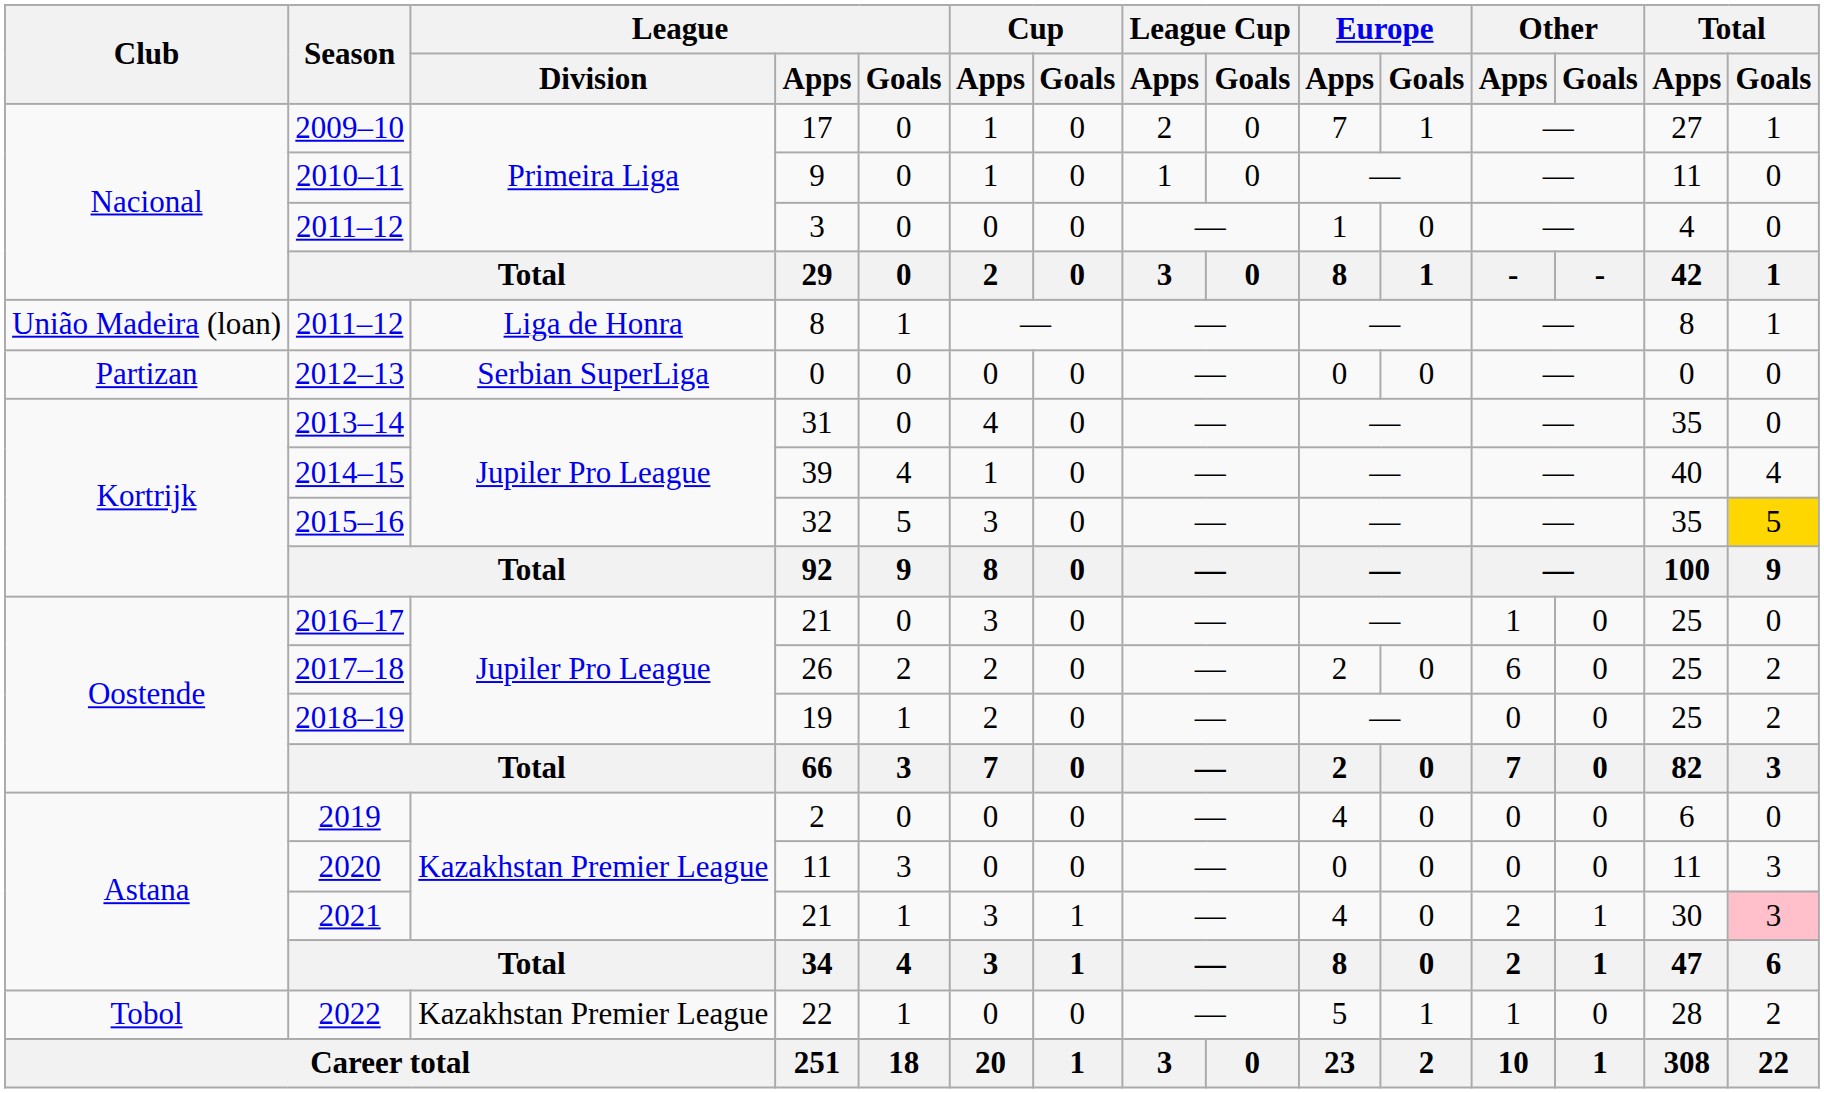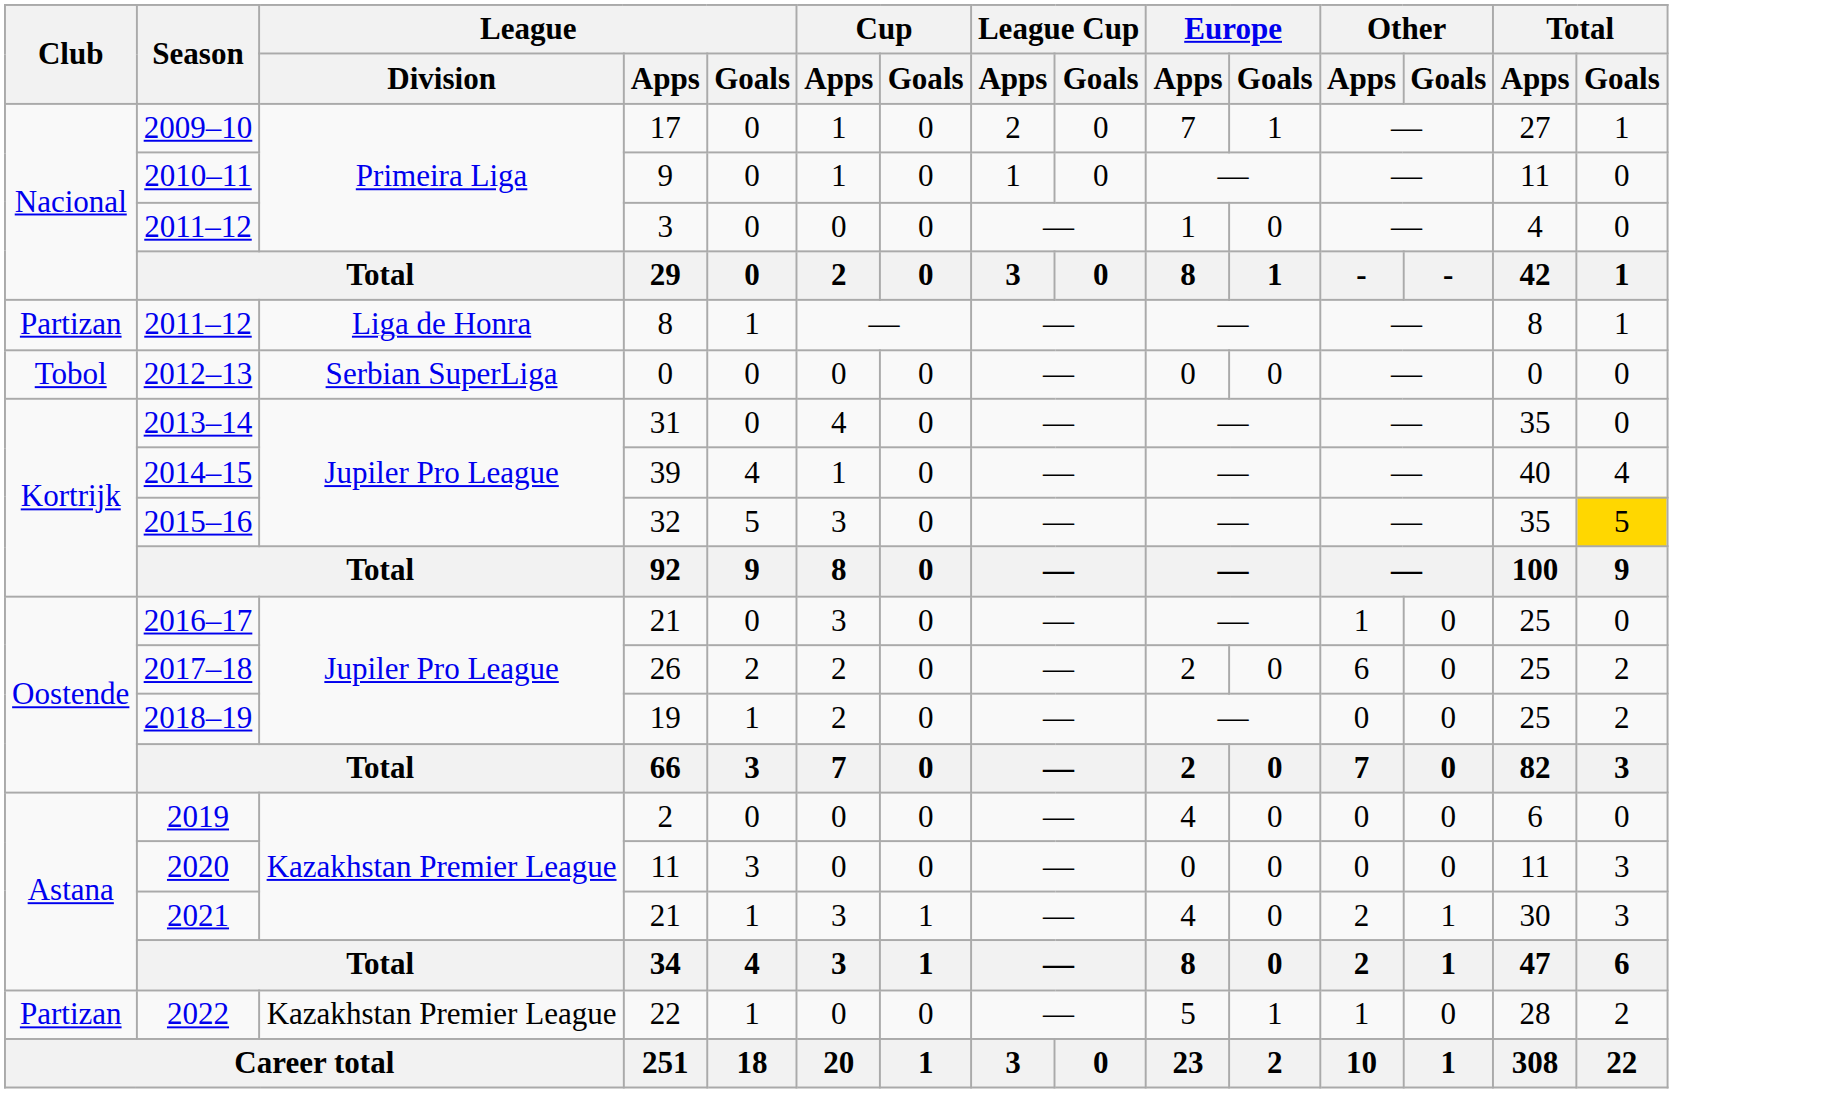(147, 324) União Madeira (loan) -> (71, 324) Partizan
(147, 373) Partizan -> (71, 373) Tobol
(1773, 915) pink background -> (1622, 915) no background
(147, 1013) Tobol -> (71, 1013) Partizan
